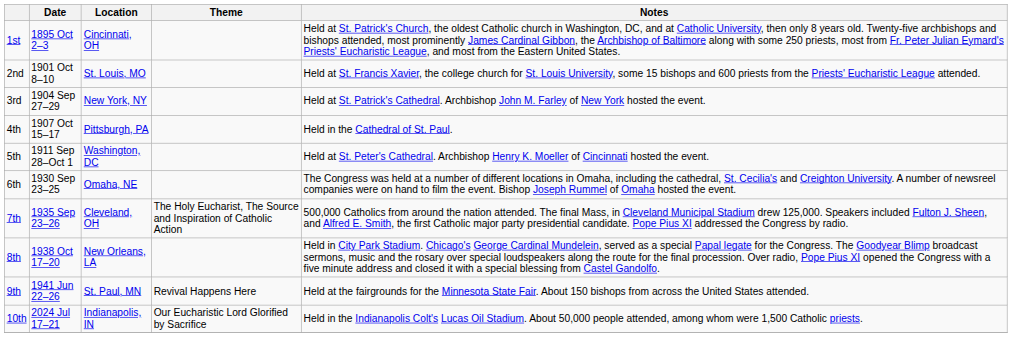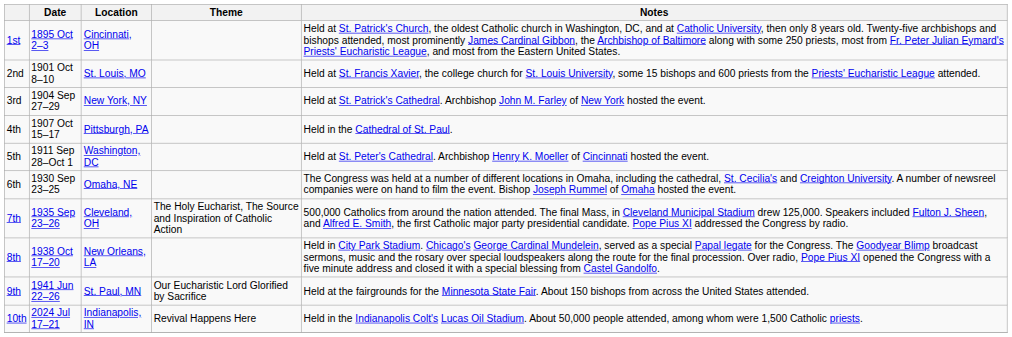(205, 291) Revival Happens Here -> (221, 291) Our Eucharistic Lord Glorified by Sacrifice
(221, 319) Our Eucharistic Lord Glorified by Sacrifice -> (205, 319) Revival Happens Here
